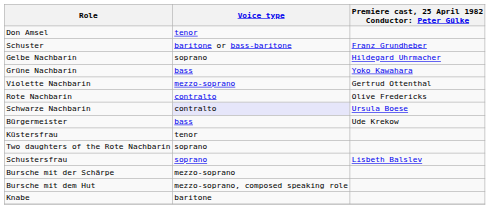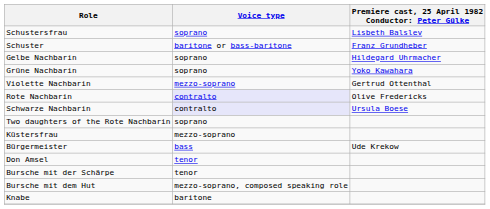rows swapped: (37, 159) <-> (27, 32)
(184, 71) bass -> (191, 71) soprano
(195, 96) no background -> (195, 96) lavender background
rows swapped: (88, 147) <-> (37, 121)
(186, 134) tenor -> (205, 134) mezzo-soprano
(205, 172) mezzo-soprano -> (186, 172) tenor
